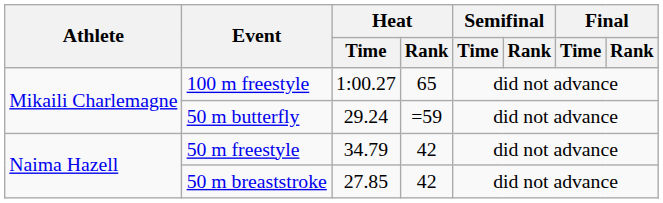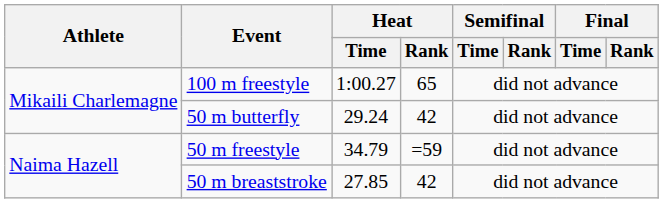(427, 117) =59 -> (427, 117) 42
(427, 149) 42 -> (427, 149) =59
